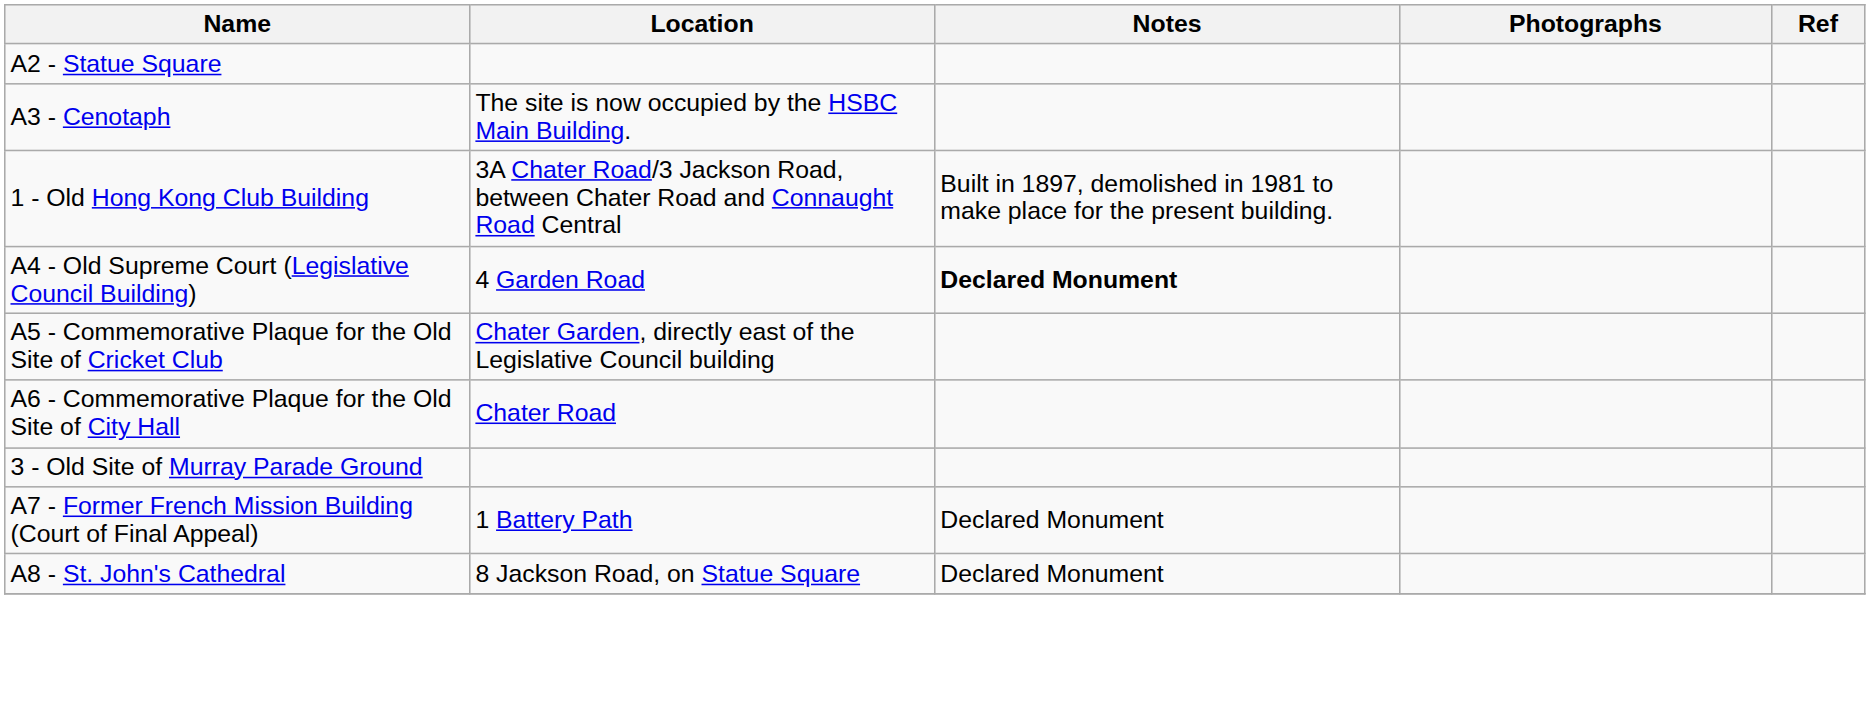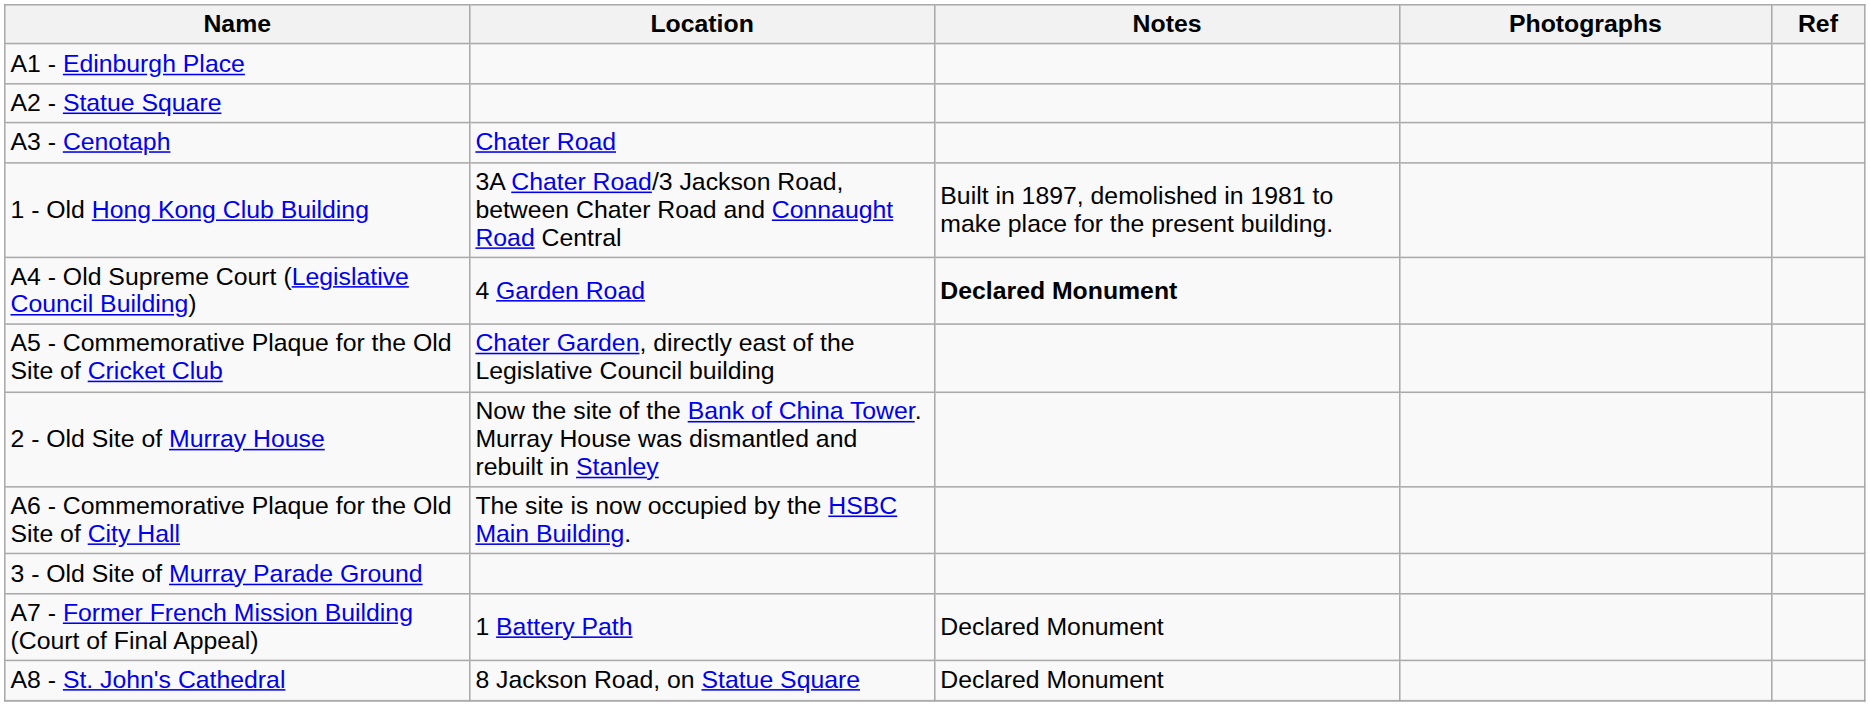+ row: (128, 63)
(686, 116) The site is now occupied by the HSBC Main Building. -> (546, 142) Chater Road
+ row: (168, 438)
(546, 413) Chater Road -> (686, 520) The site is now occupied by the HSBC Main Building.
